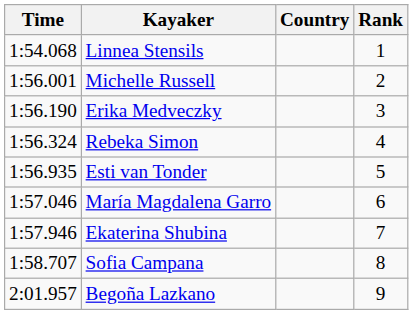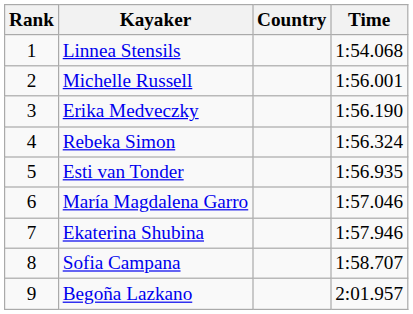columns swapped: (381, 19) <-> (43, 19)
